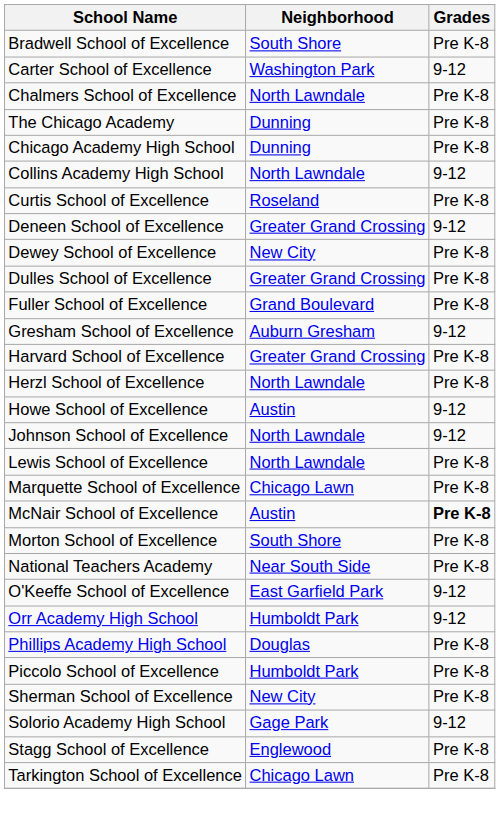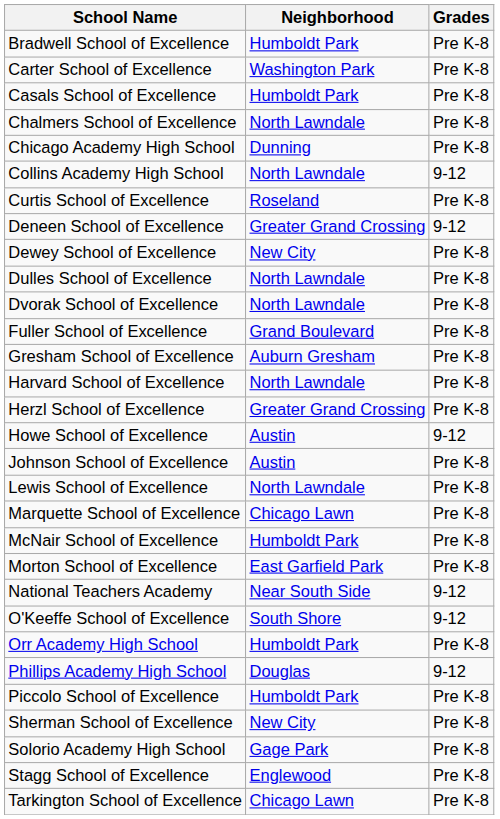(295, 43) South Shore -> (304, 43) Humboldt Park
(449, 69) 9-12 -> (461, 69) Pre K-8
+ row: (112, 95)
- row: (91, 122)
(337, 278) Greater Grand Crossing -> (307, 278) North Lawndale
+ row: (113, 305)
(449, 331) 9-12 -> (461, 357) Pre K-8
(337, 357) Greater Grand Crossing -> (307, 383) North Lawndale
(307, 383) North Lawndale -> (337, 409) Greater Grand Crossing
(307, 435) North Lawndale -> (272, 461) Austin
(449, 435) 9-12 -> (461, 461) Pre K-8
(272, 514) Austin -> (304, 540) Humboldt Park
(462, 514) bold -> (461, 540) normal
(295, 540) South Shore -> (316, 566) East Garfield Park
(461, 566) Pre K-8 -> (449, 592) 9-12
(316, 592) East Garfield Park -> (295, 618) South Shore
(449, 618) 9-12 -> (461, 644) Pre K-8
(461, 644) Pre K-8 -> (449, 670) 9-12
(449, 723) 9-12 -> (461, 749) Pre K-8
